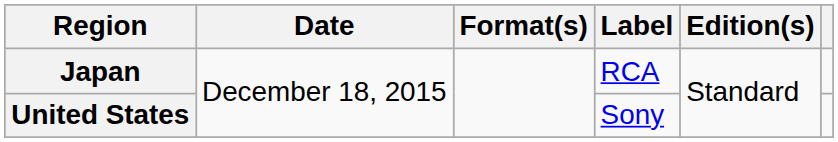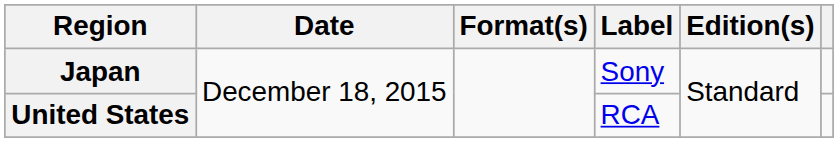(630, 70) RCA -> (632, 70) Sony
(632, 114) Sony -> (630, 114) RCA
